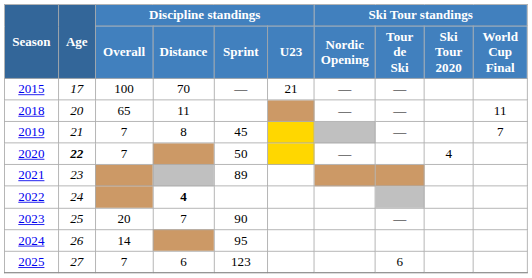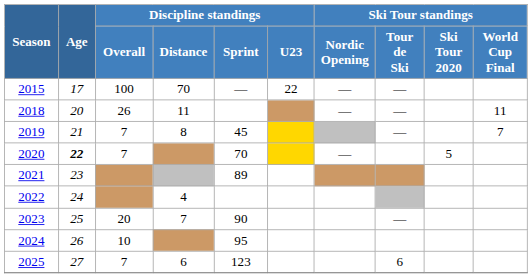(291, 89) 21 -> (291, 89) 22
(124, 111) 65 -> (124, 111) 26
(241, 154) 50 -> (241, 154) 70
(449, 154) 4 -> (449, 154) 5
(183, 197) bold -> (183, 197) normal
(124, 240) 14 -> (124, 240) 10
